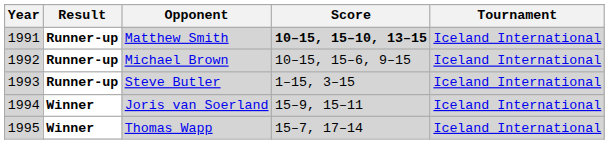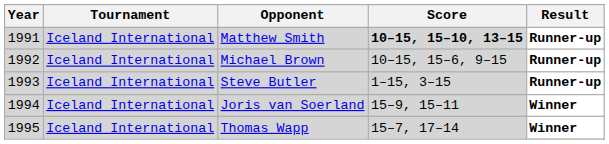columns swapped: (517, 15) <-> (82, 15)
